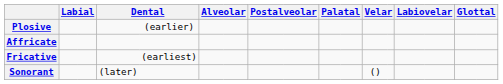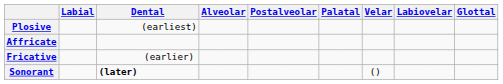(169, 27) (earlier) -> (169, 27) (earliest)
(169, 57) (earliest) -> (169, 57) (earlier)
(118, 72) normal -> (118, 72) bold
